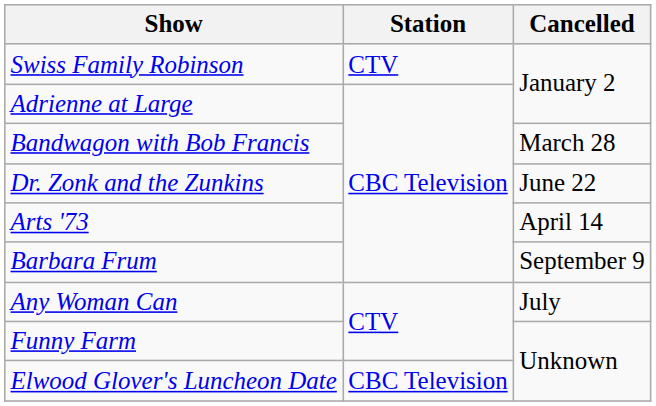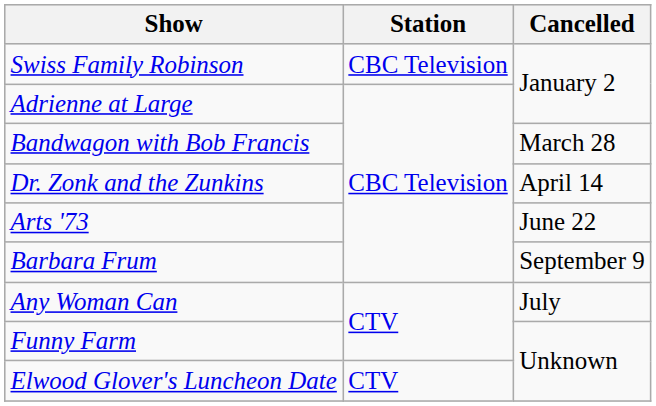(373, 63) CTV -> (428, 63) CBC Television
(558, 182) June 22 -> (561, 182) April 14
(561, 222) April 14 -> (558, 222) June 22
(428, 380) CBC Television -> (373, 380) CTV
